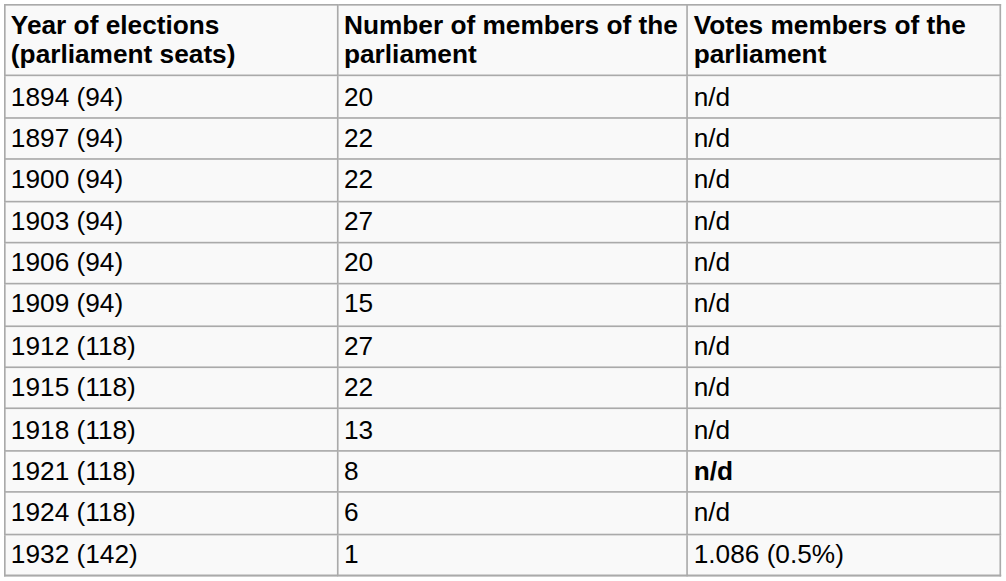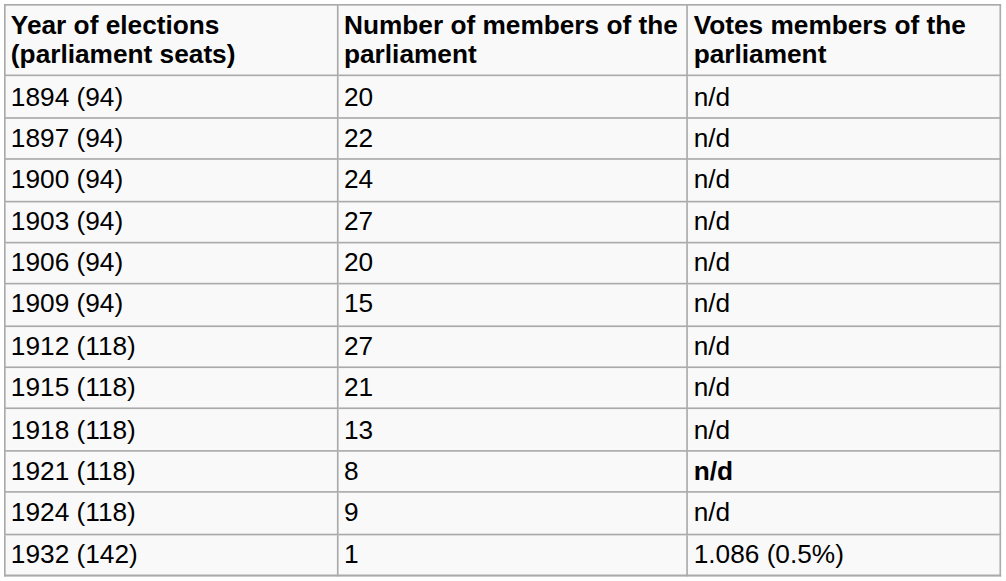(359, 179) 22 -> (359, 179) 24
(359, 387) 22 -> (359, 387) 21
(351, 512) 6 -> (351, 512) 9
